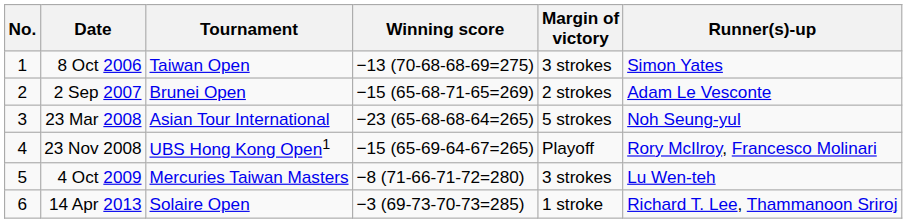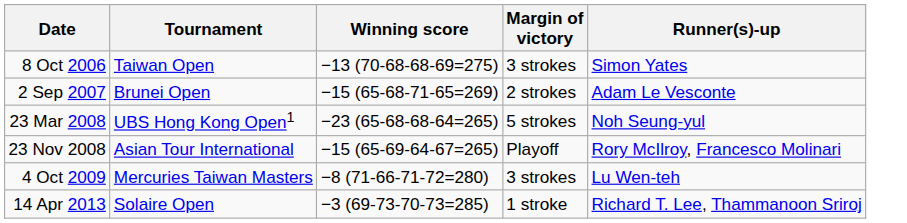- column: (22, 28)
(240, 119) Asian Tour International -> (204, 121) UBS Hong Kong Open1
(240, 148) UBS Hong Kong Open1 -> (204, 150) Asian Tour International
